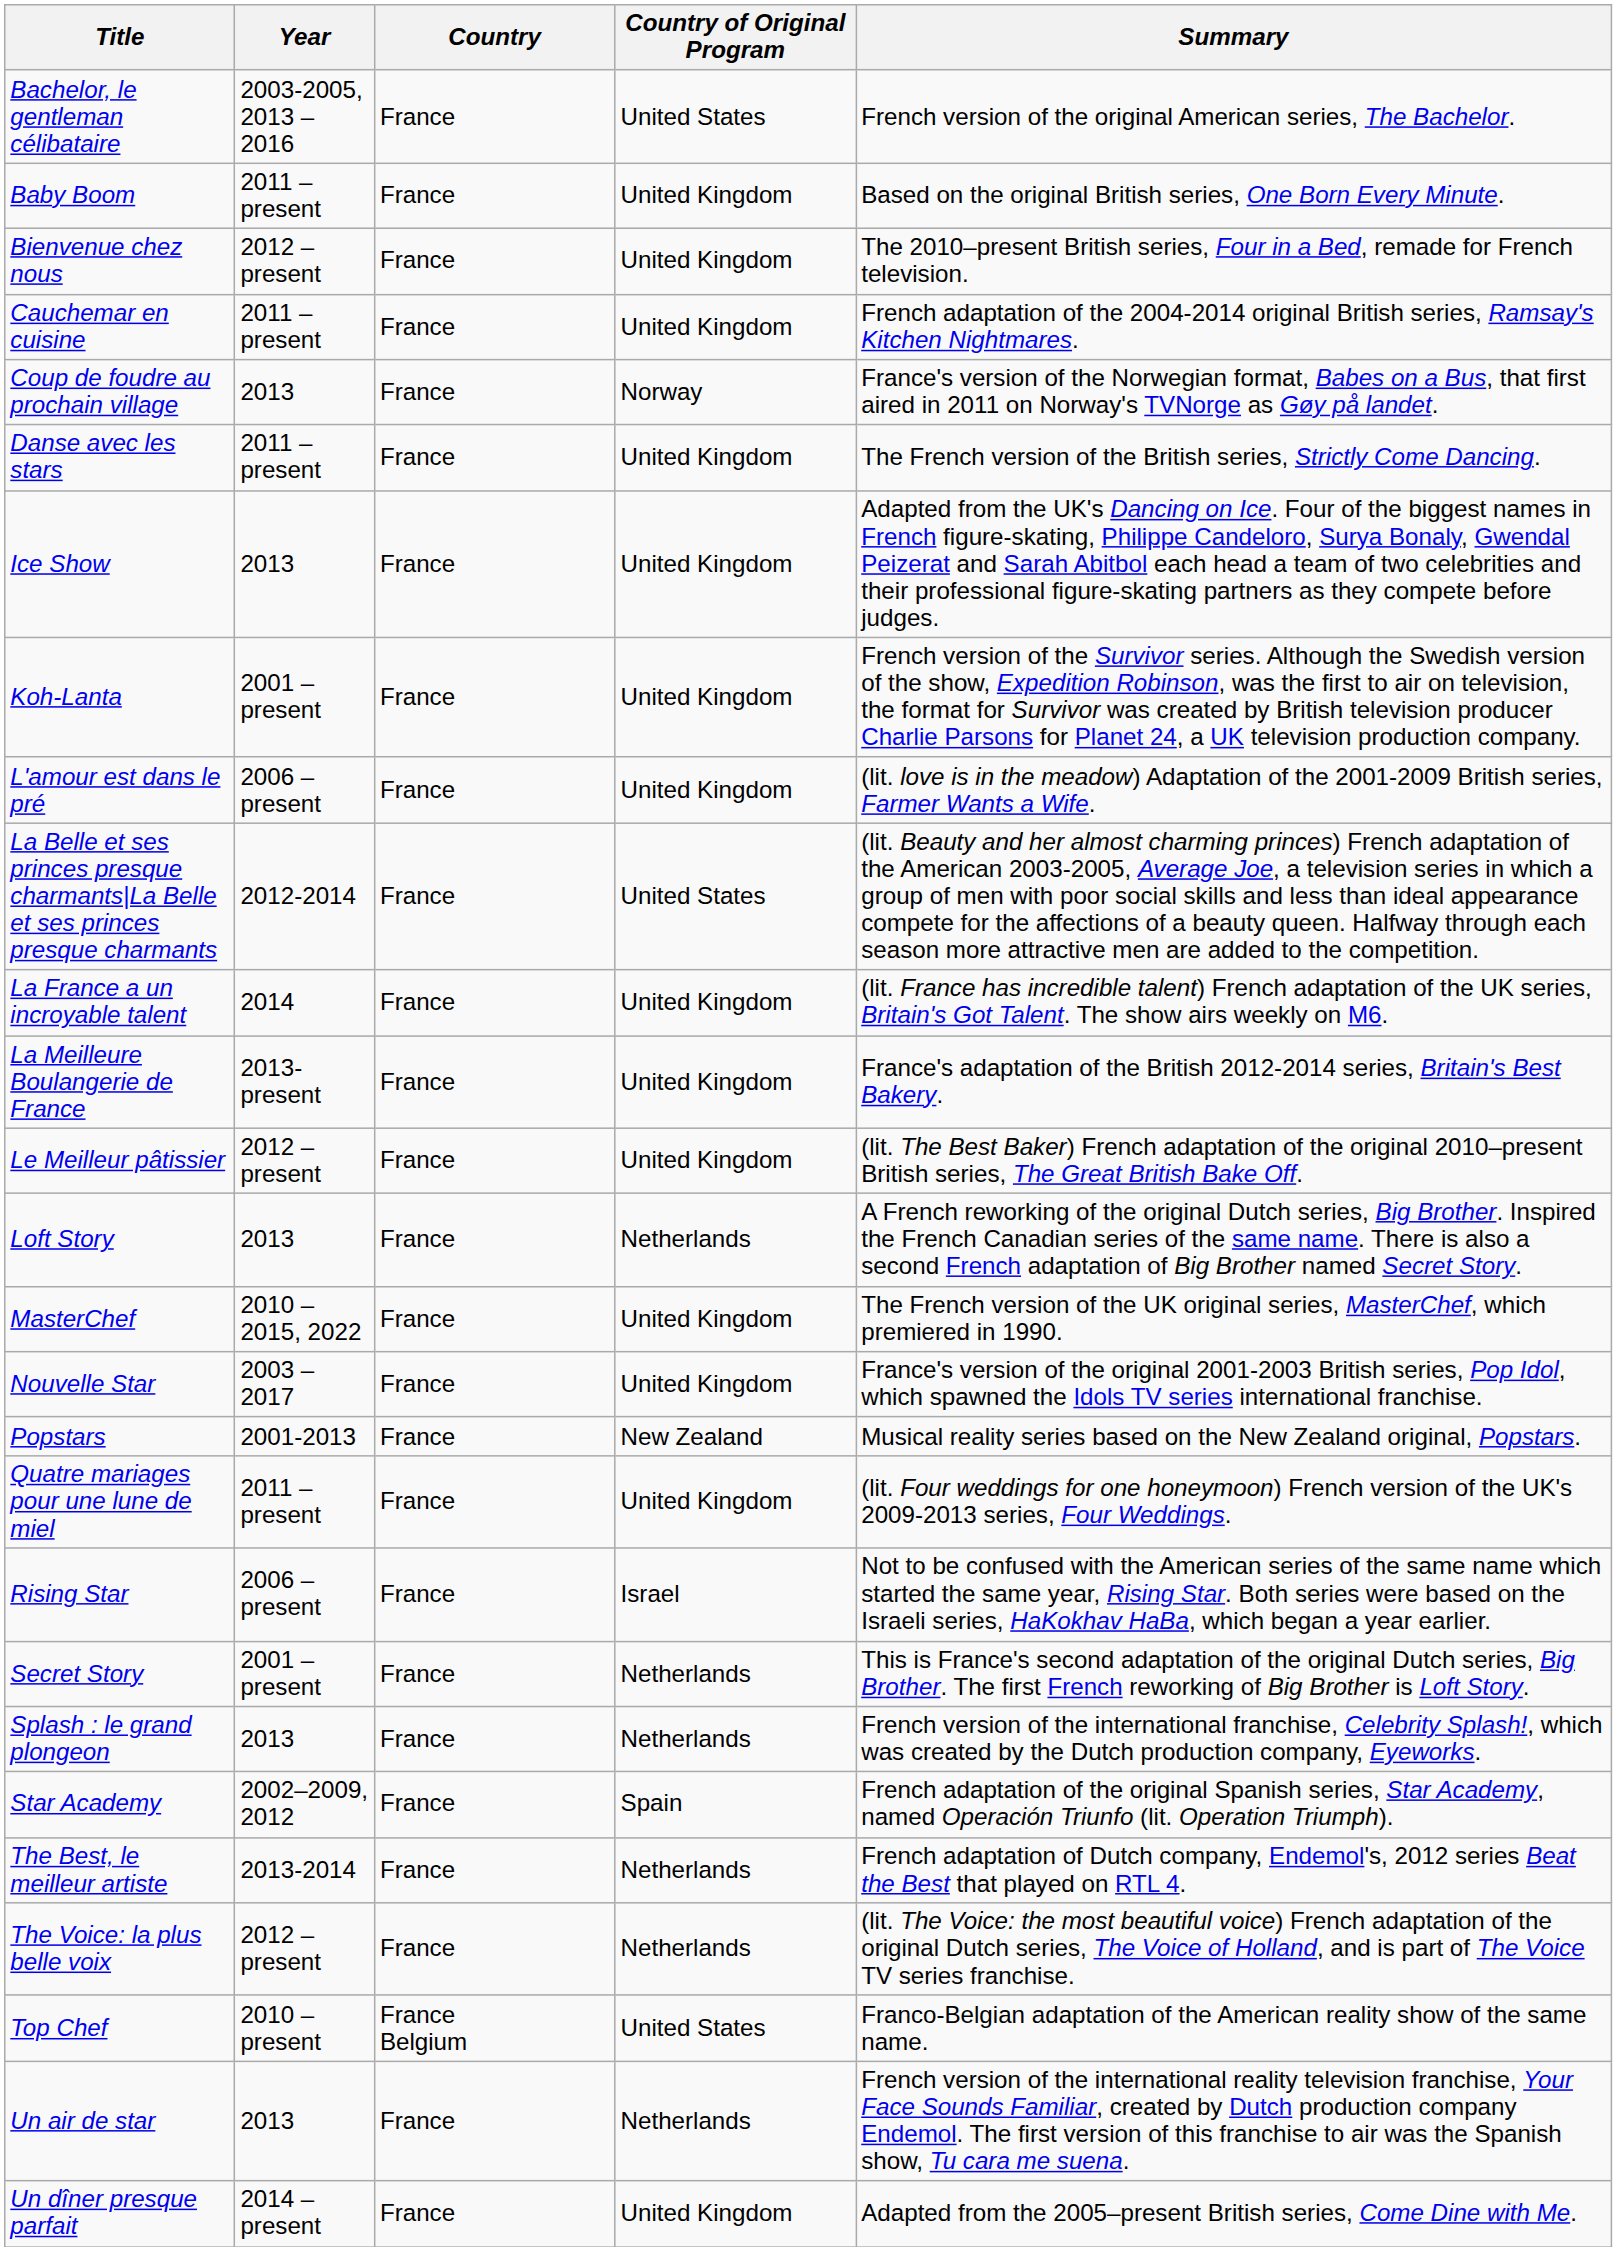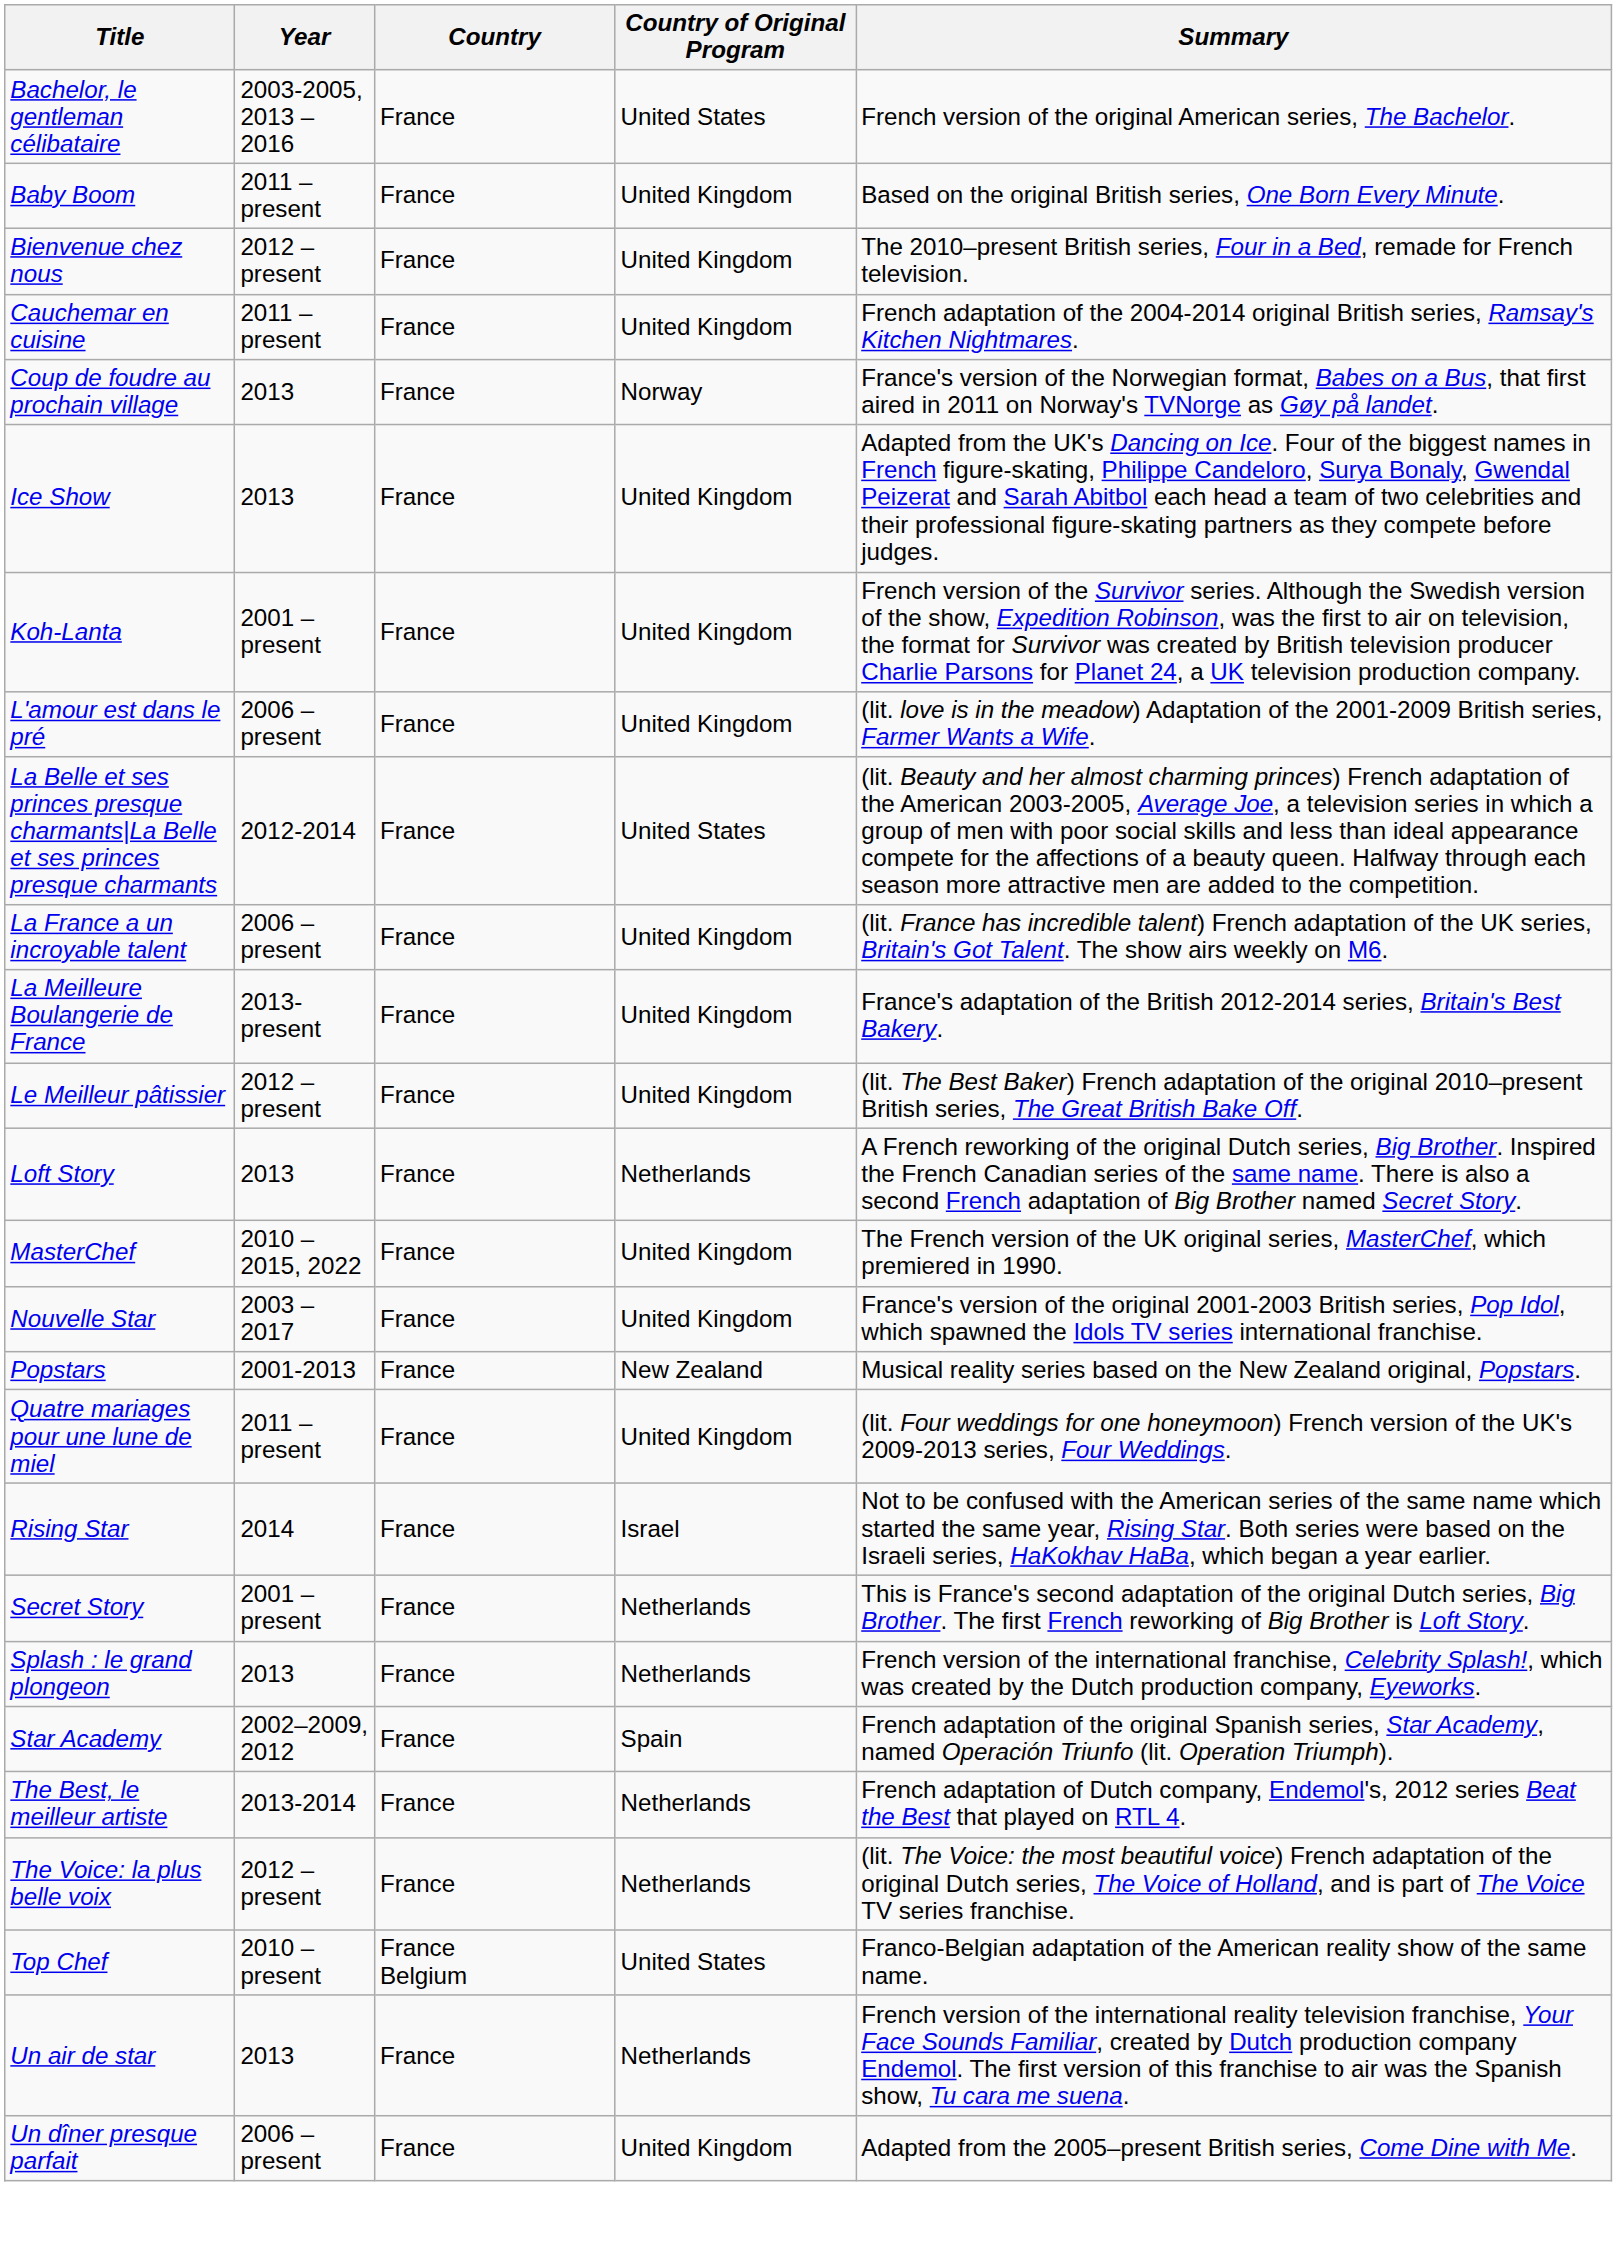- row: (93, 457)
(267, 1002) 2014 -> (281, 936) 2006 – present
(281, 1594) 2006 – present -> (267, 1528) 2014
(281, 2213) 2014 – present -> (281, 2147) 2006 – present
